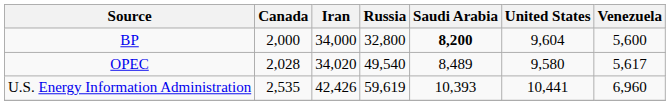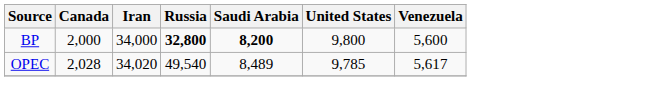(385, 40) normal -> (186, 40) bold
(548, 40) 9,604 -> (348, 40) 9,800
(548, 64) 9,580 -> (348, 64) 9,785
- row: (130, 87)
